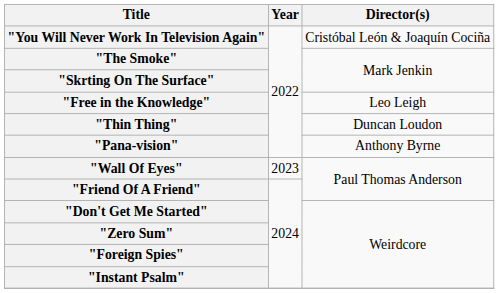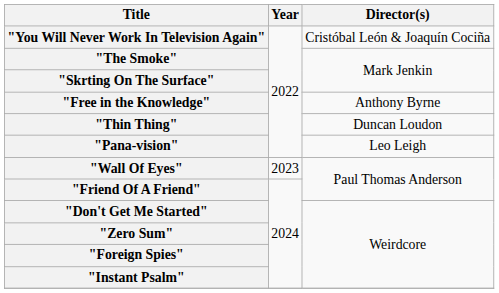(398, 102) Leo Leigh -> (398, 102) Anthony Byrne
(398, 146) Anthony Byrne -> (398, 146) Leo Leigh
